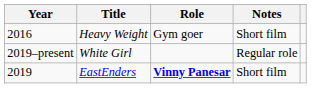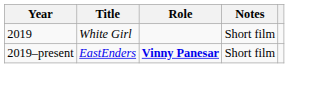- row: (113, 33)
(40, 53) 2019–present -> (20, 33) 2019
(267, 53) Regular role -> (250, 33) Short film
(20, 72) 2019 -> (40, 53) 2019–present
